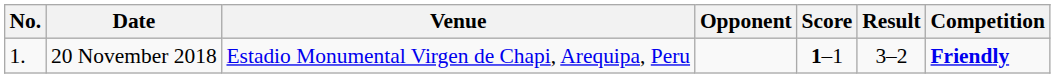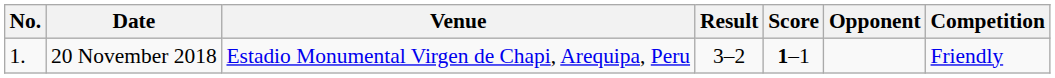columns swapped: (746, 21) <-> (891, 21)
(970, 55) bold -> (967, 55) normal
